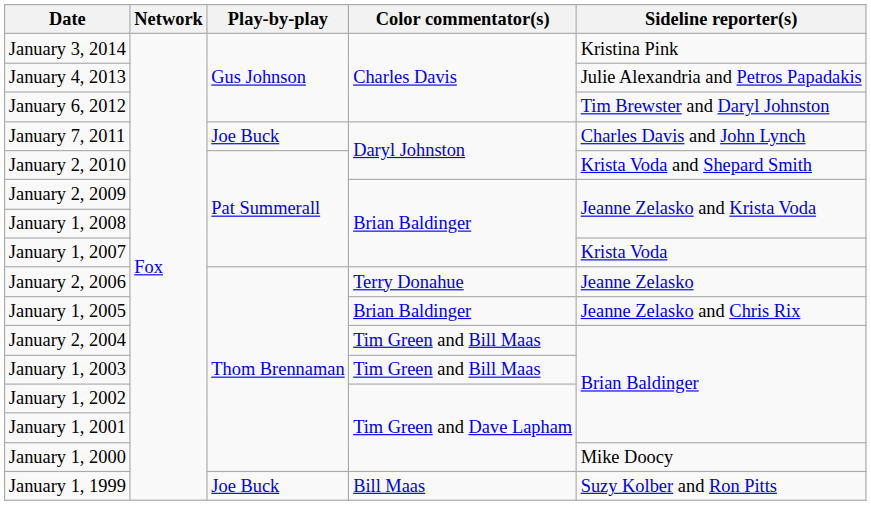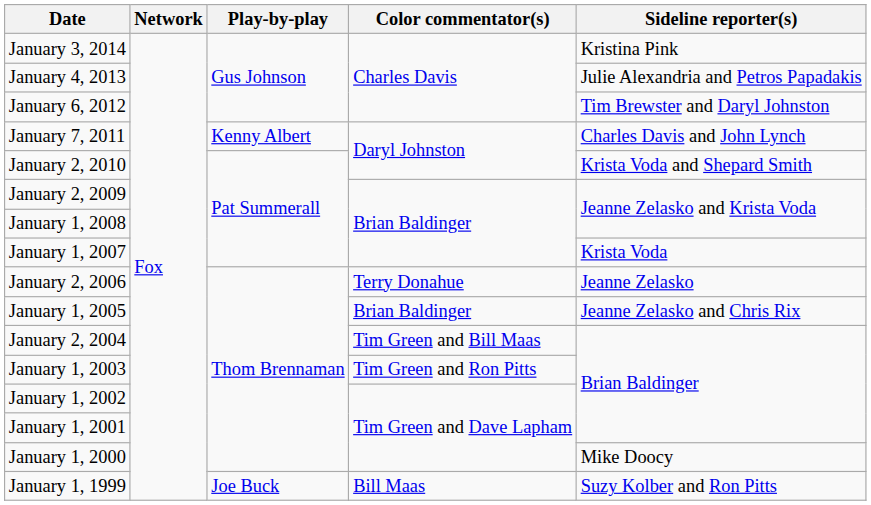(245, 135) Joe Buck -> (261, 135) Kenny Albert
(447, 369) Tim Green and Bill Maas -> (445, 369) Tim Green and Ron Pitts
